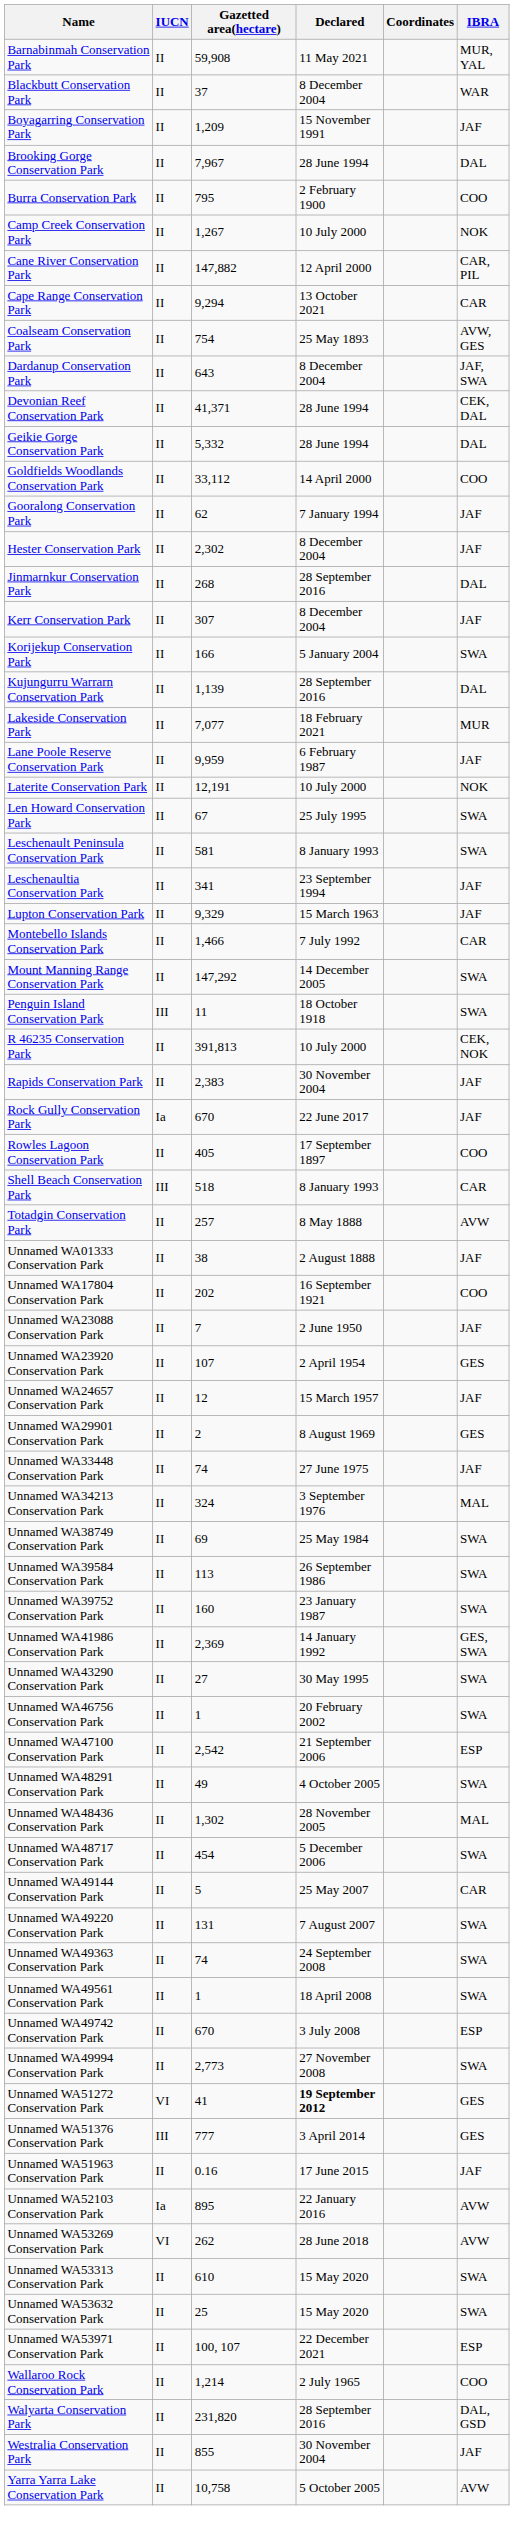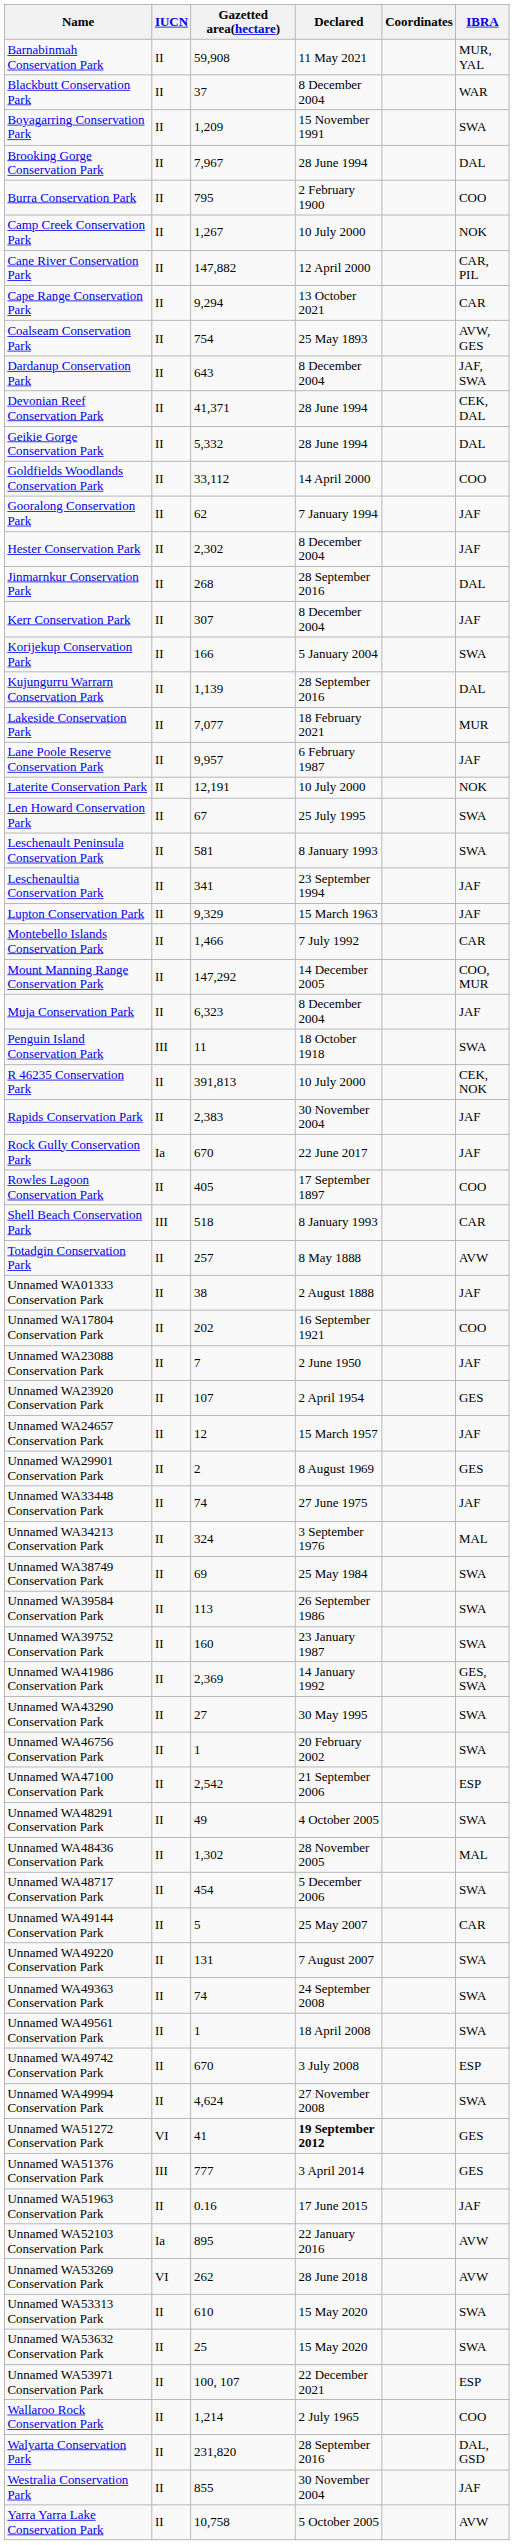(471, 127) JAF -> (473, 127) SWA
(209, 759) 9,959 -> (209, 759) 9,957
(474, 976) SWA -> (474, 976) COO, MUR
+ row: (71, 1011)
(209, 2065) 2,773 -> (209, 2100) 4,624
